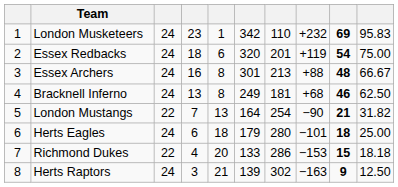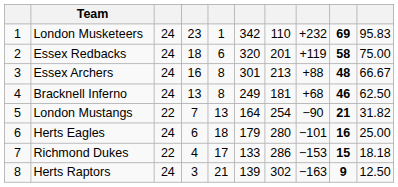(343, 53) 54 -> (343, 53) 58
(343, 133) 18 -> (343, 133) 16
(221, 152) 20 -> (221, 152) 17
